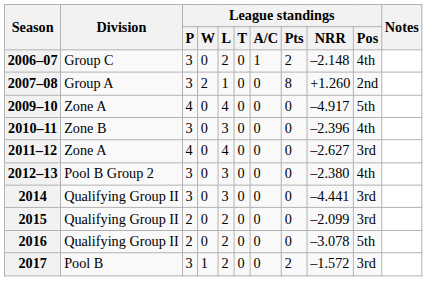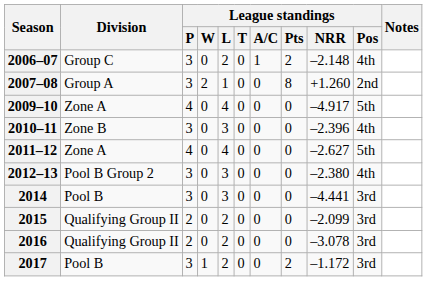(366, 151) 3rd -> (366, 151) 5th
(121, 196) Qualifying Group II -> (84, 196) Pool B
(366, 241) 5th -> (366, 241) 3rd
(330, 264) –1.572 -> (330, 264) –1.172
